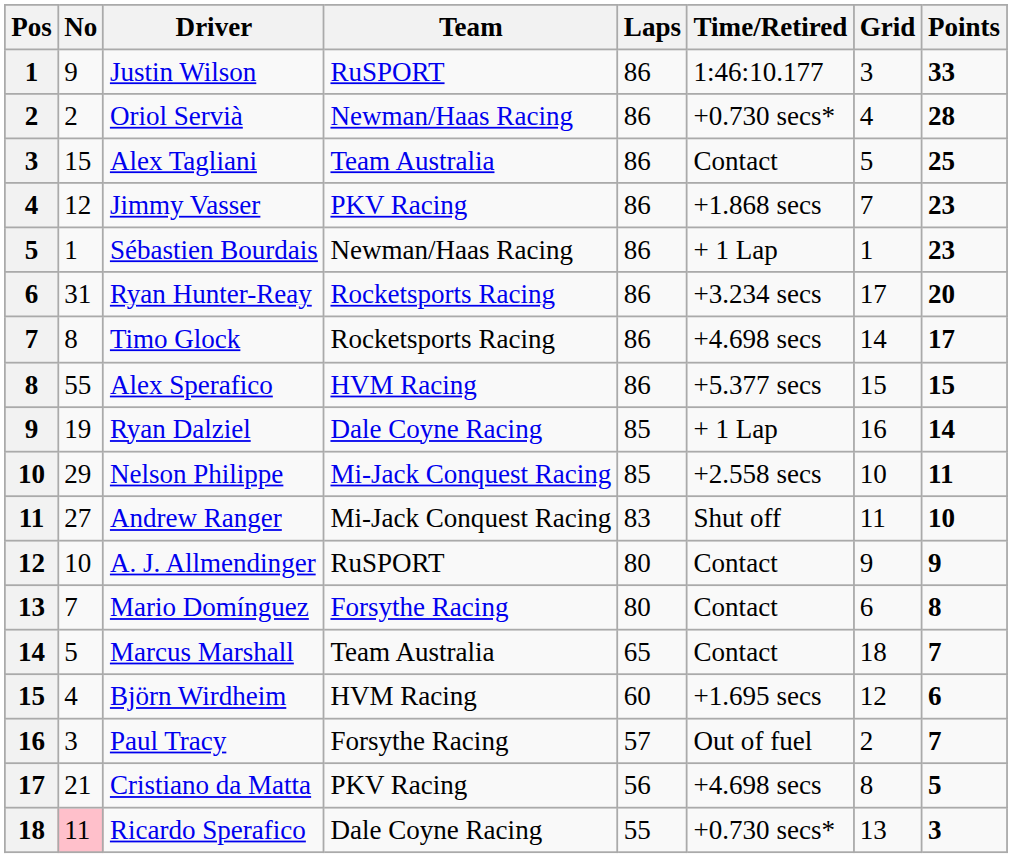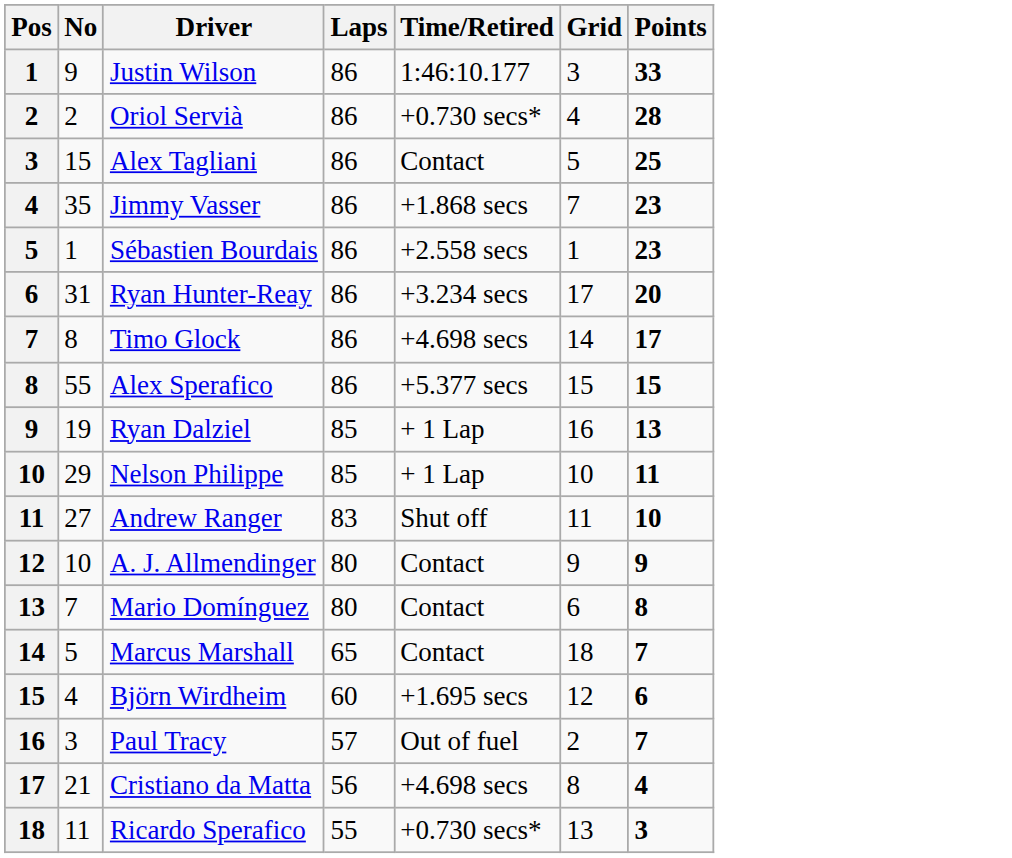- column: (471, 26)
(78, 205) 12 -> (78, 205) 35
(736, 250) + 1 Lap -> (464, 250) +2.558 secs
(941, 428) 14 -> (648, 428) 13
(757, 473) +2.558 secs -> (442, 473) + 1 Lap
(935, 785) 5 -> (641, 785) 4
(77, 829) pink background -> (77, 829) no background
